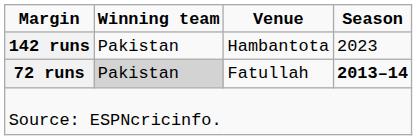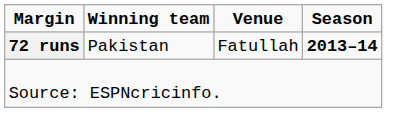- row: (49, 46)
(138, 74) lightgrey background -> (128, 46) no background
